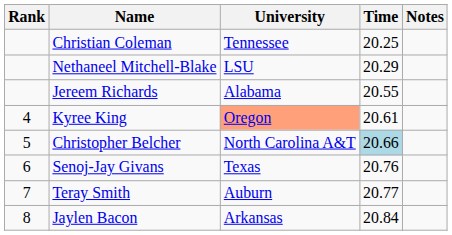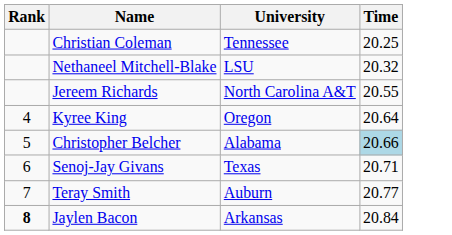- column: (425, 17)
(381, 67) 20.29 -> (381, 67) 20.32
(252, 92) Alabama -> (290, 92) North Carolina A&T
(248, 117) lightsalmon background -> (248, 117) no background
(381, 117) 20.61 -> (381, 117) 20.64
(290, 142) North Carolina A&T -> (252, 142) Alabama
(381, 167) 20.76 -> (381, 167) 20.71
(27, 218) normal -> (27, 218) bold
